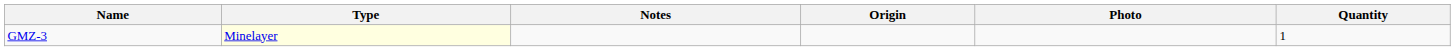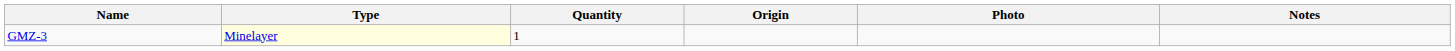columns swapped: (1363, 14) <-> (656, 14)
